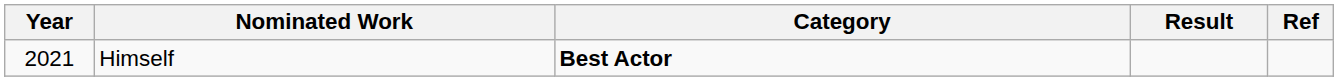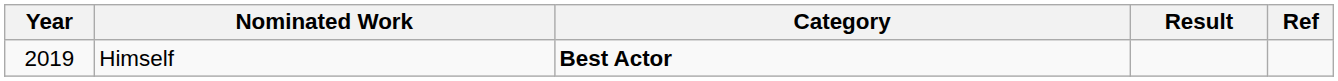(49, 57) 2021 -> (49, 57) 2019
